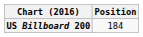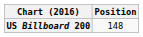(115, 26) 184 -> (115, 26) 148
